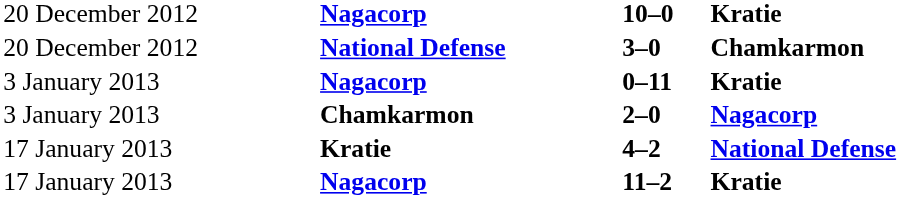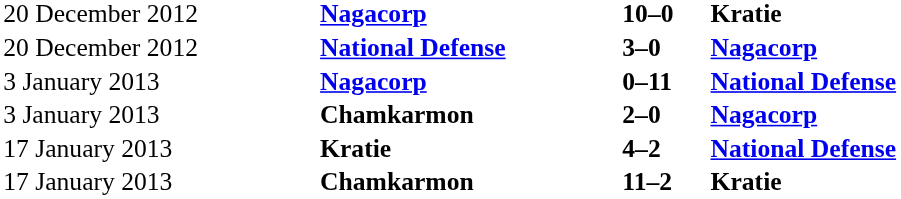(787, 47) Chamkarmon -> (764, 47) Nagacorp
(746, 81) Kratie -> (803, 81) National Defense
(373, 182) Nagacorp -> (397, 182) Chamkarmon
